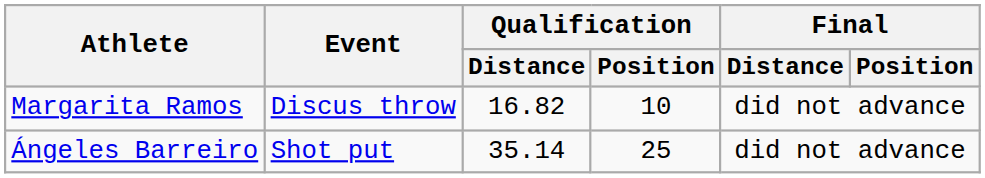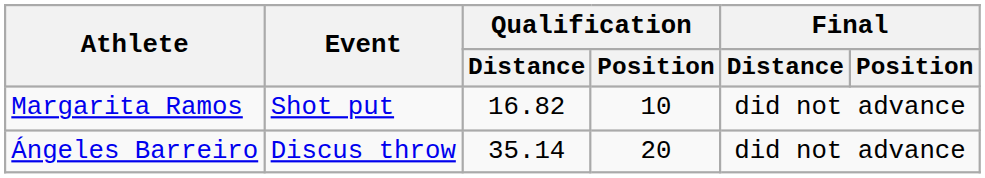(363, 108) Discus throw -> (332, 108) Shot put
(332, 151) Shot put -> (363, 151) Discus throw
(656, 151) 25 -> (656, 151) 20
